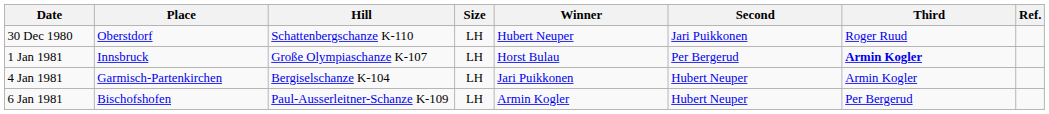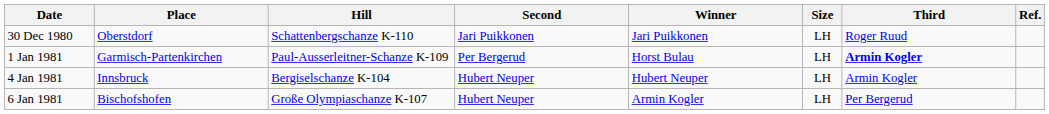columns swapped: (475, 15) <-> (755, 15)
(535, 36) Hubert Neuper -> (670, 36) Jari Puikkonen
(123, 57) Innsbruck -> (160, 57) Garmisch-Partenkirchen
(349, 57) Große Olympiaschanze K-107 -> (360, 57) Paul-Ausserleitner-Schanze K-109
(160, 78) Garmisch-Partenkirchen -> (123, 78) Innsbruck
(535, 78) Jari Puikkonen -> (670, 78) Hubert Neuper
(360, 99) Paul-Ausserleitner-Schanze K-109 -> (349, 99) Große Olympiaschanze K-107
